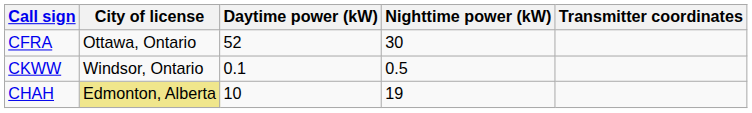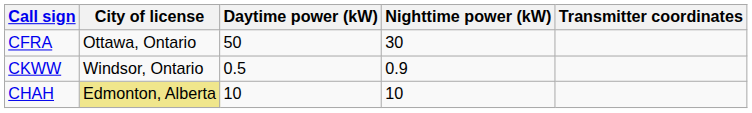(232, 42) 52 -> (232, 42) 50
(235, 68) 0.1 -> (235, 68) 0.5
(397, 68) 0.5 -> (397, 68) 0.9
(394, 94) 19 -> (394, 94) 10
